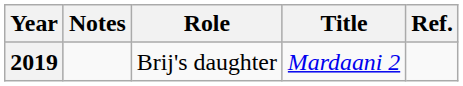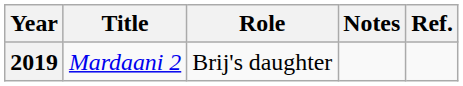columns swapped: (344, 23) <-> (97, 23)
